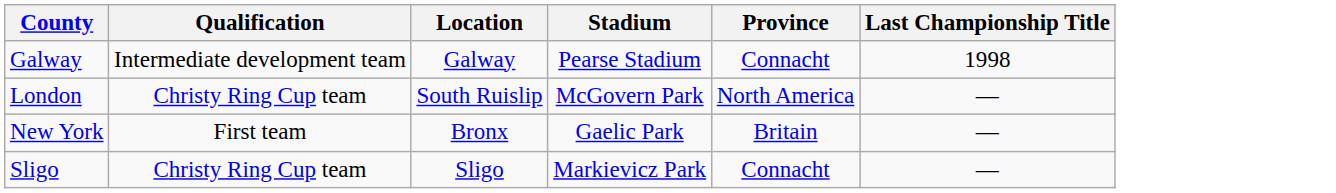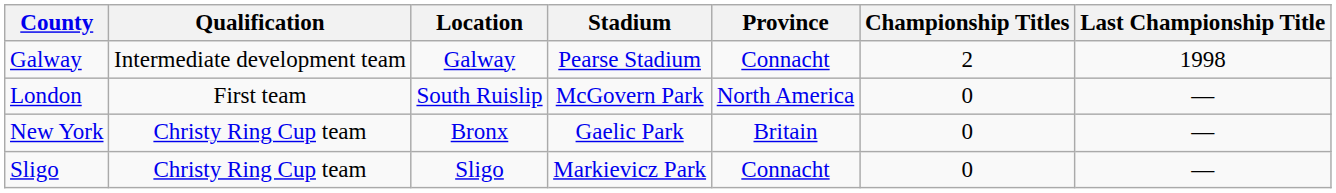+ column: (967, 22)
(260, 95) Christy Ring Cup team -> (260, 95) First team
(260, 132) First team -> (260, 132) Christy Ring Cup team
